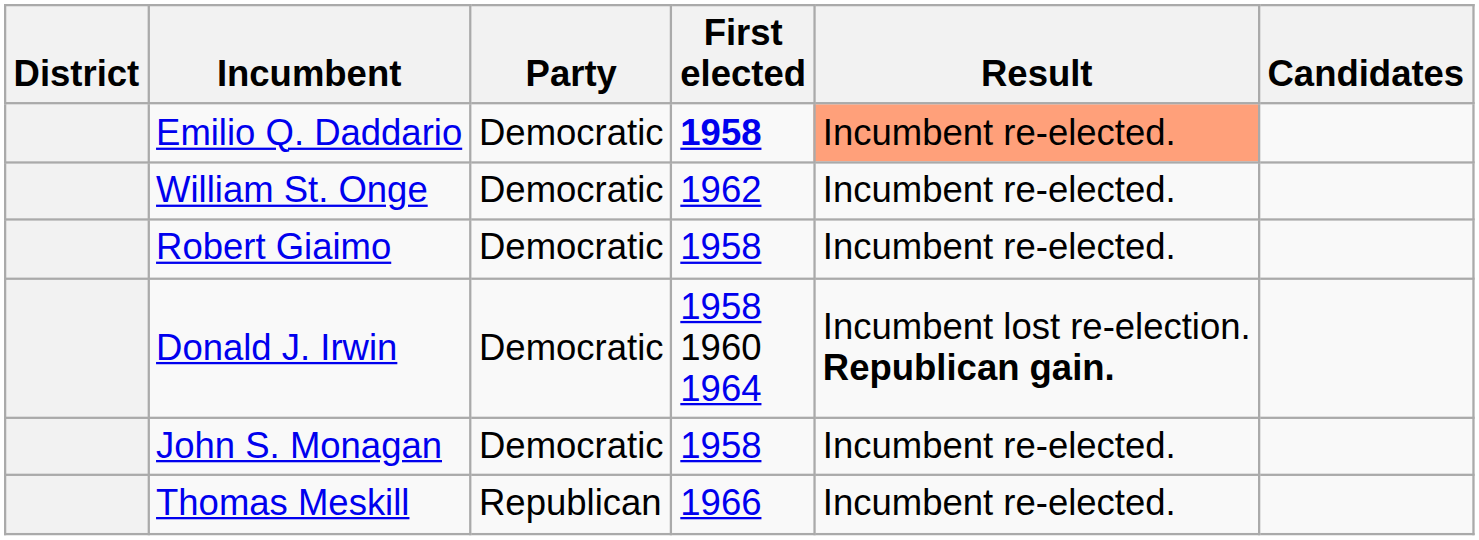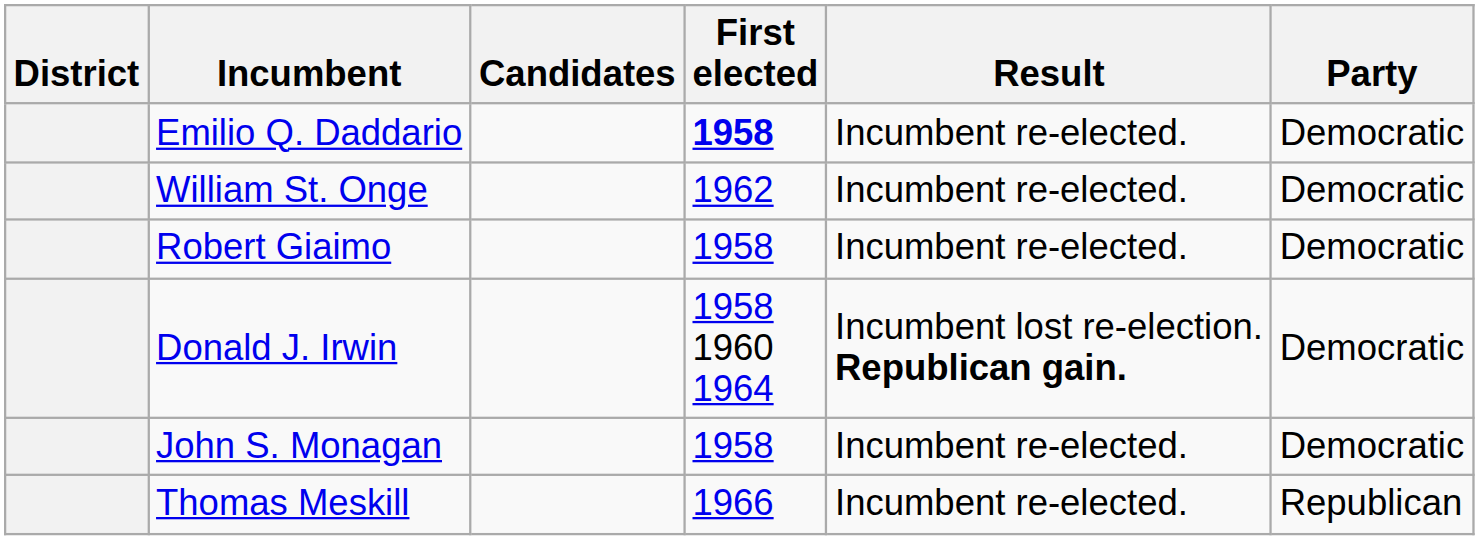columns swapped: (571, 74) <-> (1366, 74)
(999, 132) lightsalmon background -> (1011, 132) no background
